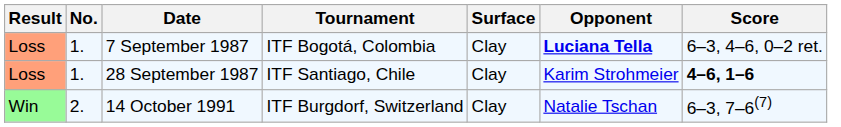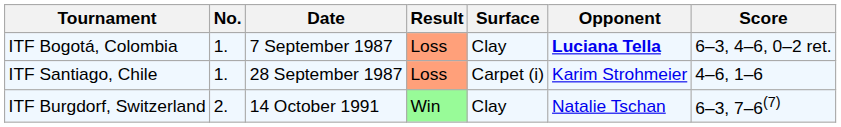columns swapped: (35, 18) <-> (365, 18)
(489, 74) Clay -> (508, 74) Carpet (i)
(720, 74) bold -> (729, 74) normal
